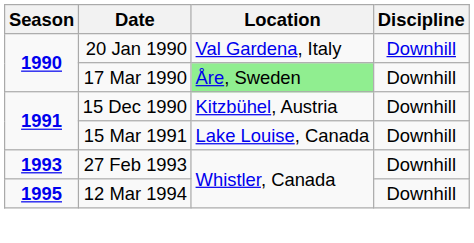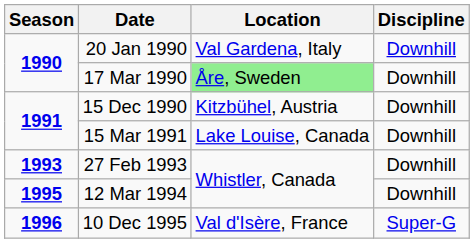+ row: (135, 223)
